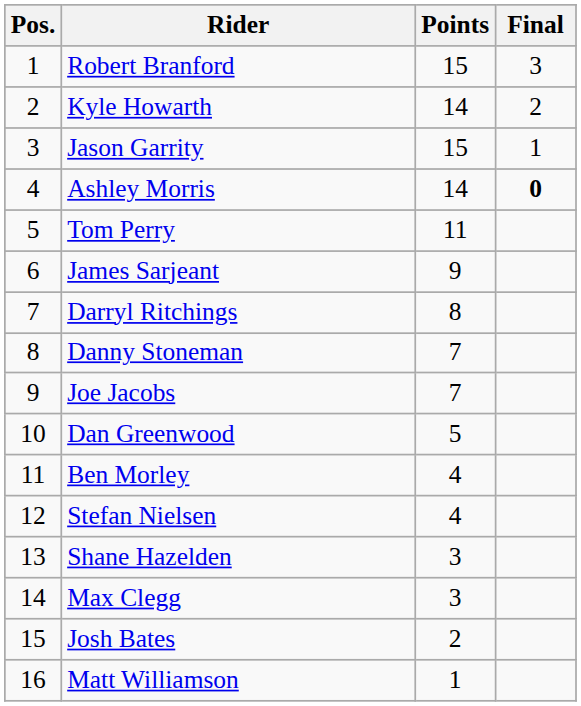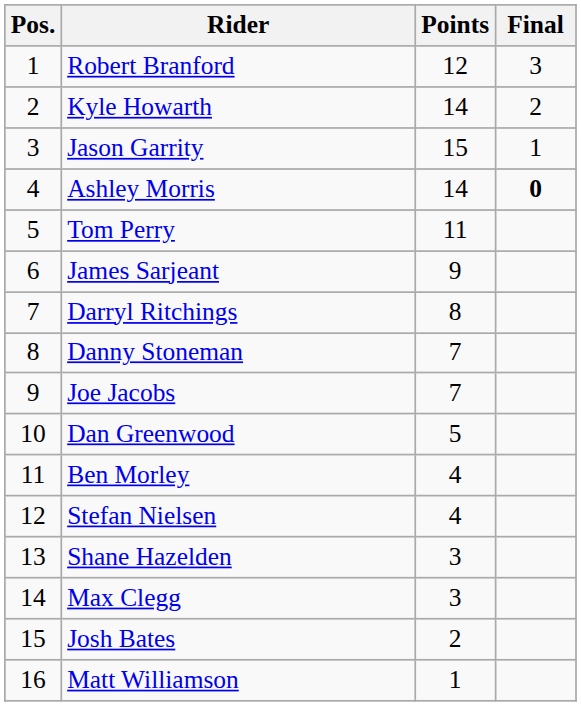(455, 65) 15 -> (455, 65) 12
